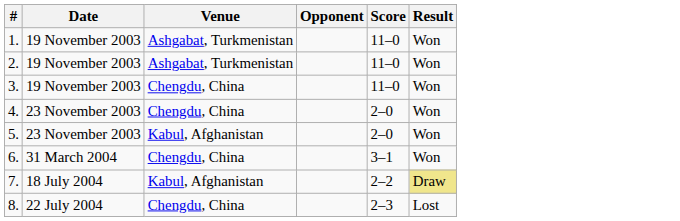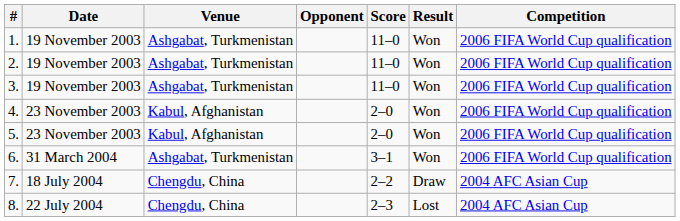+ column: (566, 16)
(196, 87) Chengdu, China -> (220, 87) Ashgabat, Turkmenistan
(196, 110) Chengdu, China -> (206, 110) Kabul, Afghanistan
(196, 157) Chengdu, China -> (220, 157) Ashgabat, Turkmenistan
(206, 181) Kabul, Afghanistan -> (196, 181) Chengdu, China
(429, 181) khaki background -> (429, 181) no background
